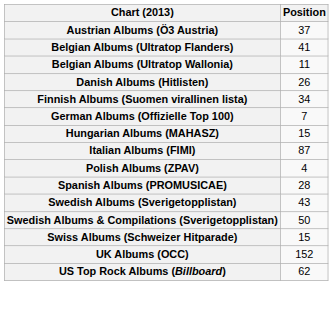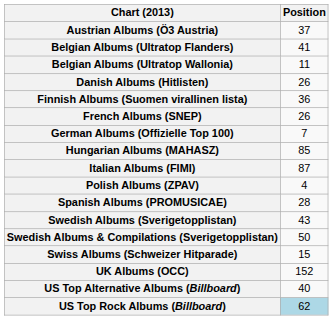(304, 99) 34 -> (304, 99) 36
+ row: (142, 116)
(304, 133) 15 -> (304, 151) 85
+ row: (142, 289)
(304, 271) no background -> (304, 306) lightblue background
